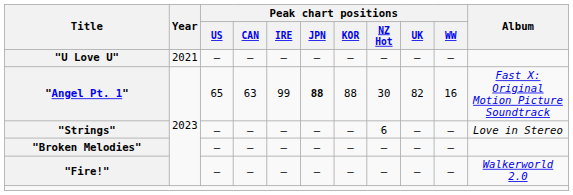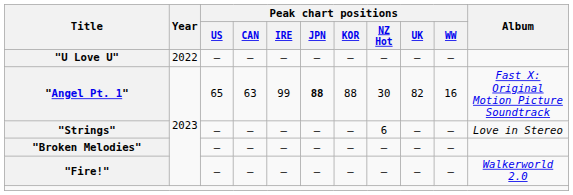(185, 58) 2021 -> (185, 58) 2022
